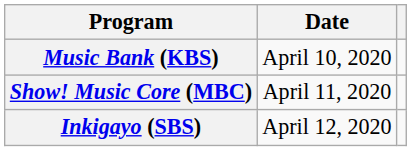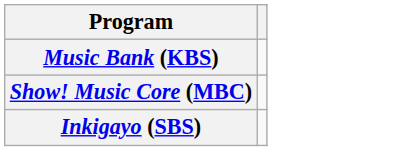- column: (327, 22)
